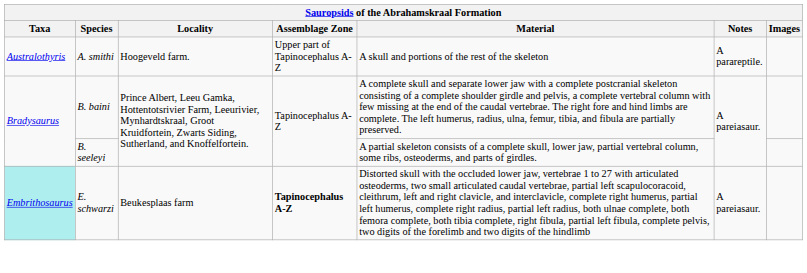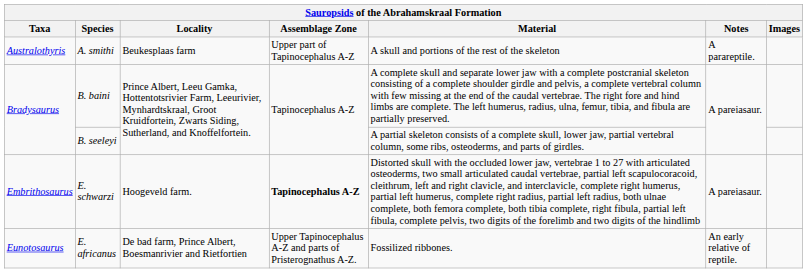(155, 56) Hoogeveld farm. -> (159, 50) Beukesplaas farm
(40, 203) paleturquoise background -> (40, 191) no background
(157, 203) Beukesplaas farm -> (157, 191) Hoogeveld farm.
+ row: (97, 248)
